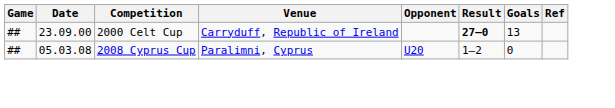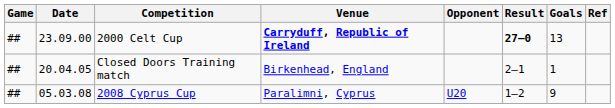(300, 32) normal -> (336, 38) bold
+ row: (166, 69)
(510, 50) 0 -> (553, 94) 9
